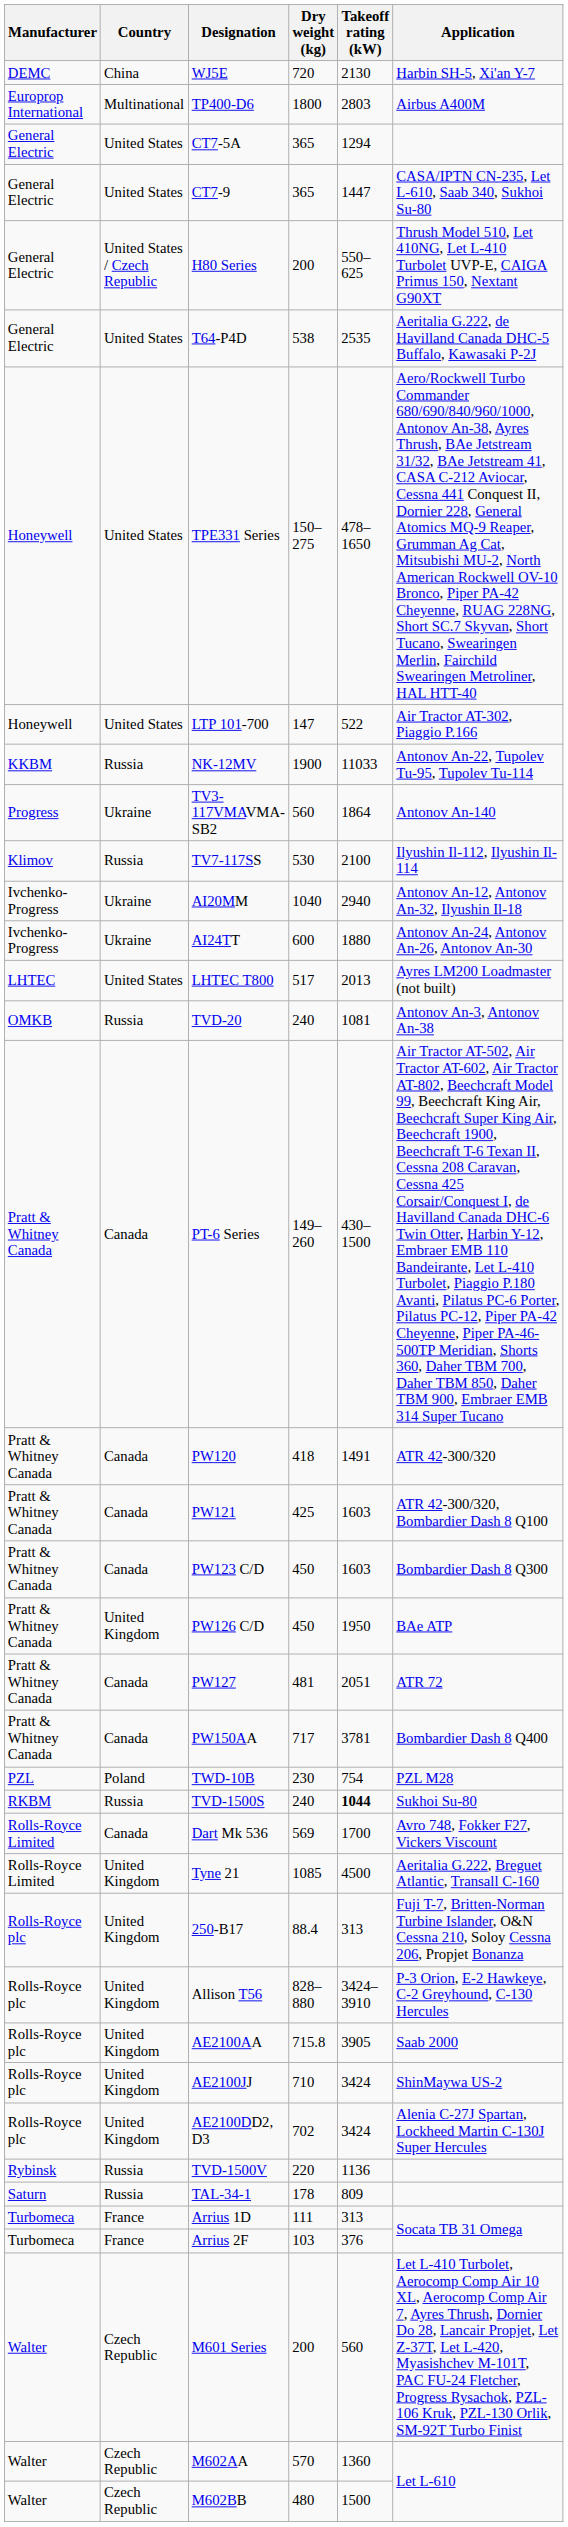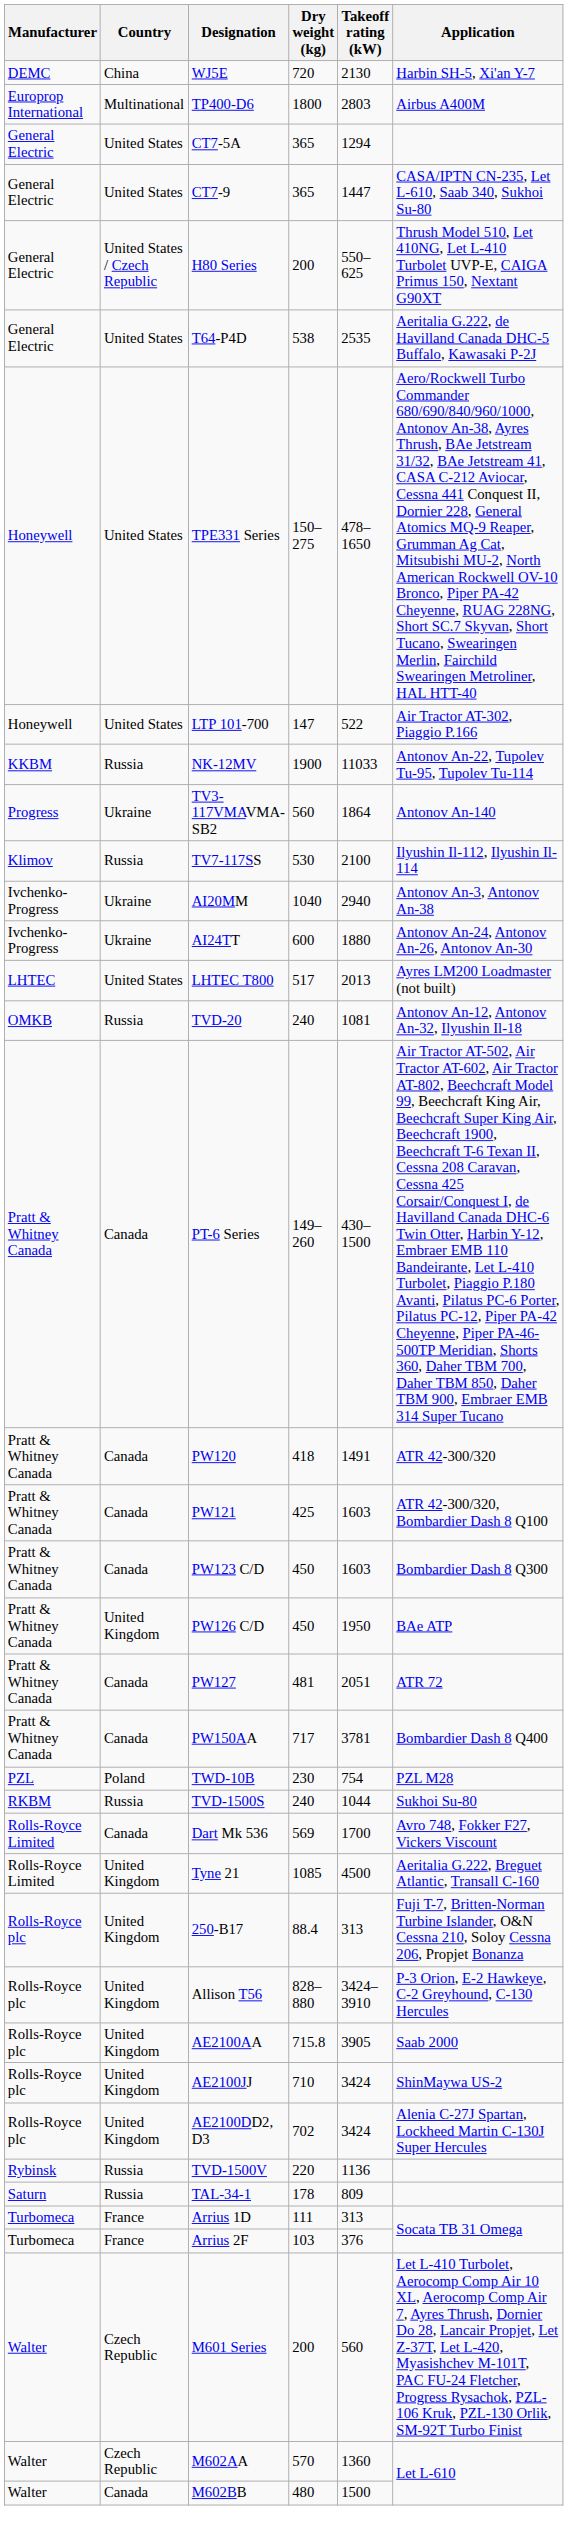(471, 900) Antonov An-12, Antonov An-32, Ilyushin Il-18 -> (468, 900) Antonov An-3, Antonov An-38
(468, 1020) Antonov An-3, Antonov An-38 -> (471, 1020) Antonov An-12, Antonov An-32, Ilyushin Il-18
(356, 1801) bold -> (356, 1801) normal
(131, 2501) Czech Republic -> (126, 2493) Canada
